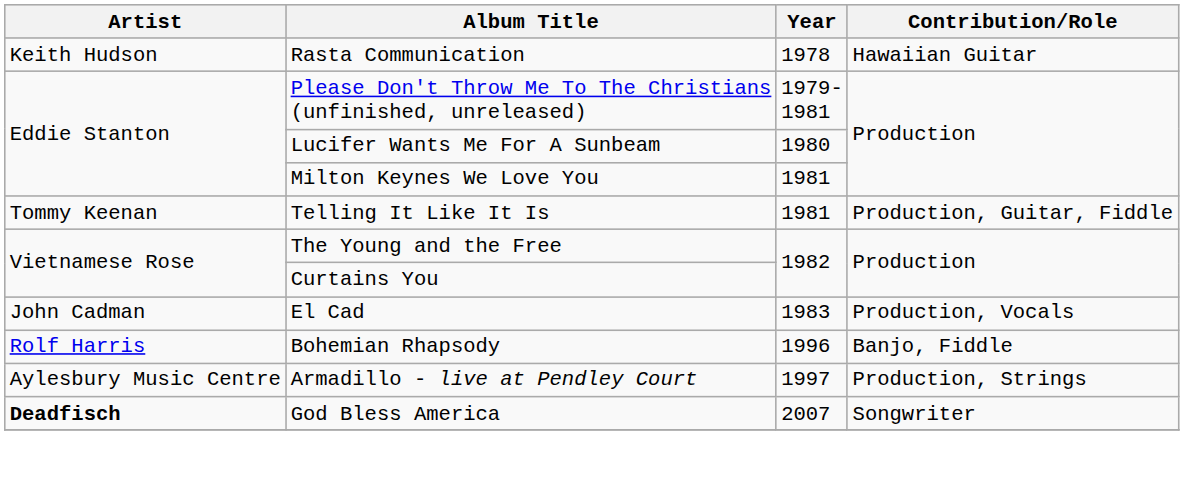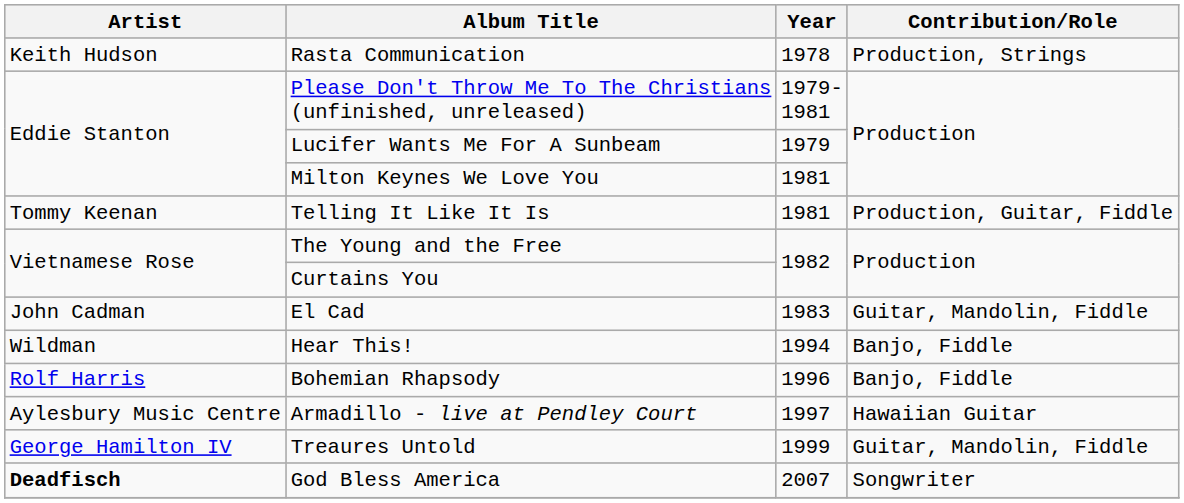(945, 55) Hawaiian Guitar -> (970, 55) Production, Strings
(806, 146) 1980 -> (806, 146) 1979
(964, 313) Production, Vocals -> (1000, 313) Guitar, Mandolin, Fiddle
+ row: (352, 347)
(970, 380) Production, Strings -> (945, 413) Hawaiian Guitar
+ row: (383, 447)
